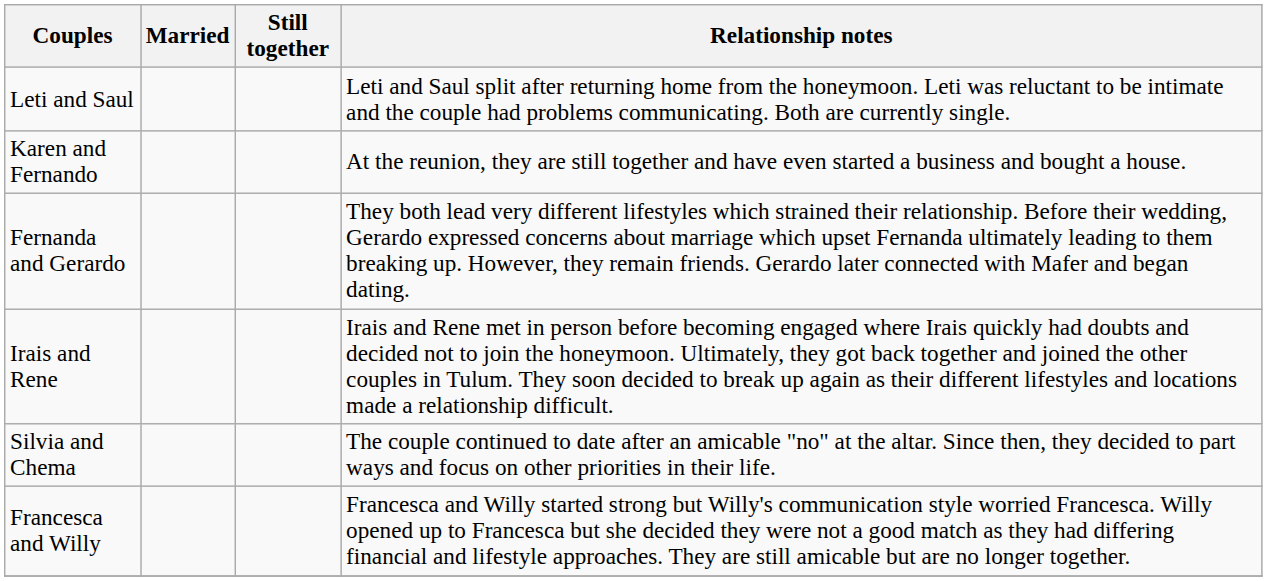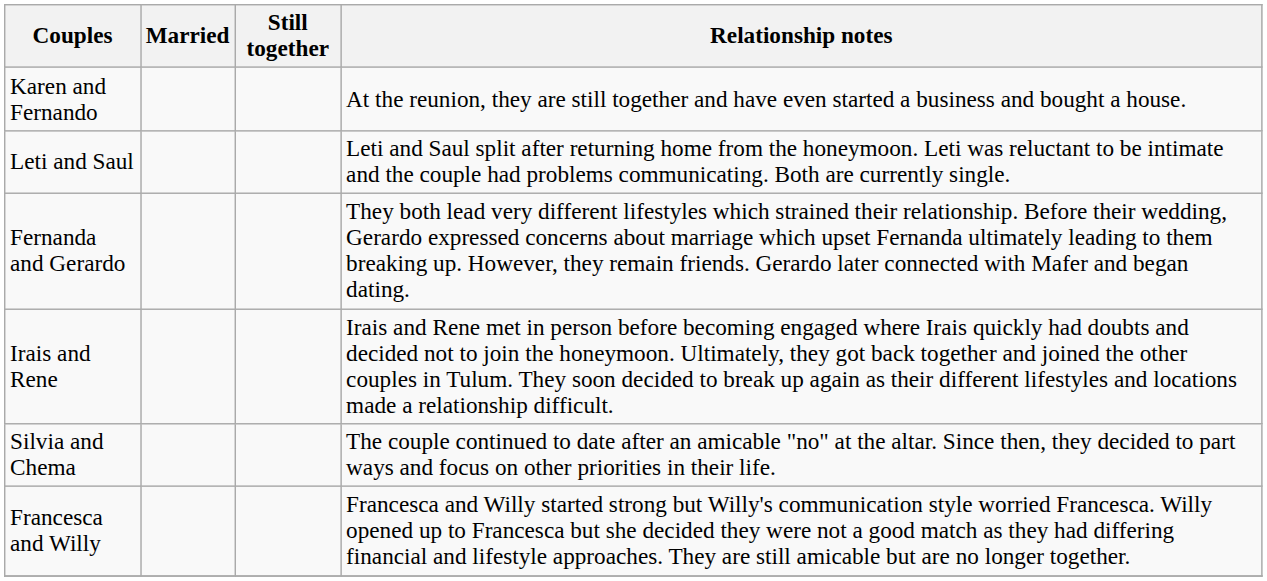rows swapped: (58, 161) <-> (72, 98)
